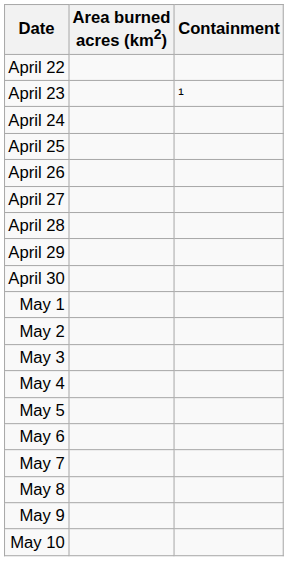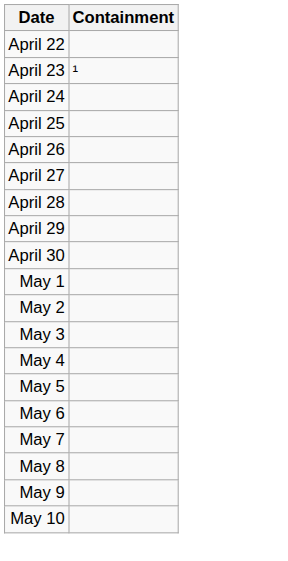- column: (121, 29)
